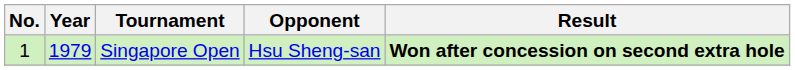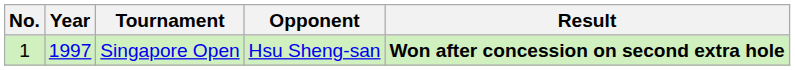(70, 50) 1979 -> (70, 50) 1997
